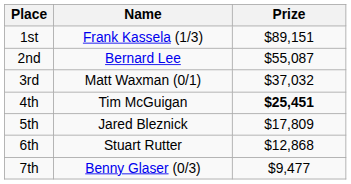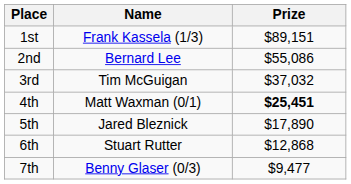(289, 59) $55,087 -> (289, 59) $55,086
(143, 80) Matt Waxman (0/1) -> (143, 80) Tim McGuigan
(143, 102) Tim McGuigan -> (143, 102) Matt Waxman (0/1)
(289, 124) $17,809 -> (289, 124) $17,890
